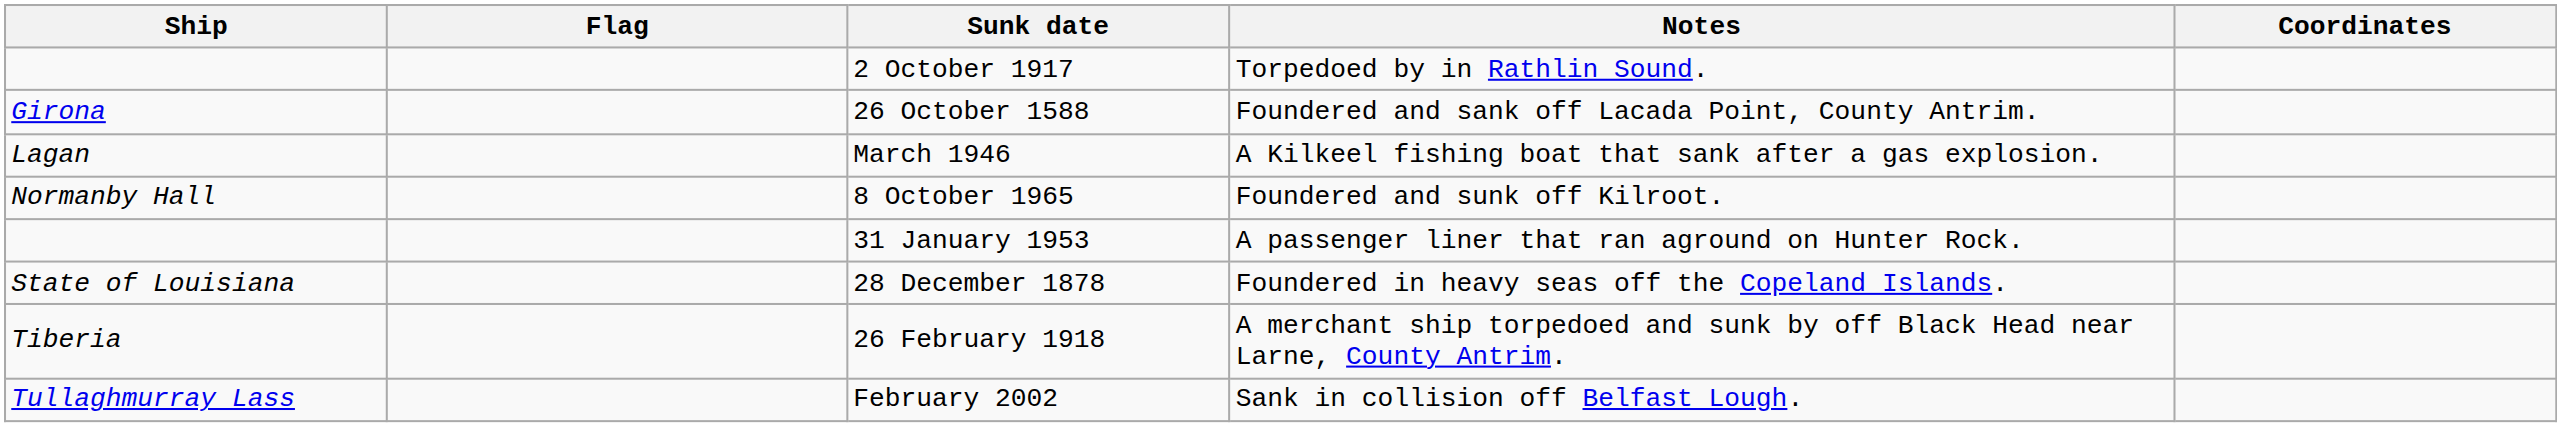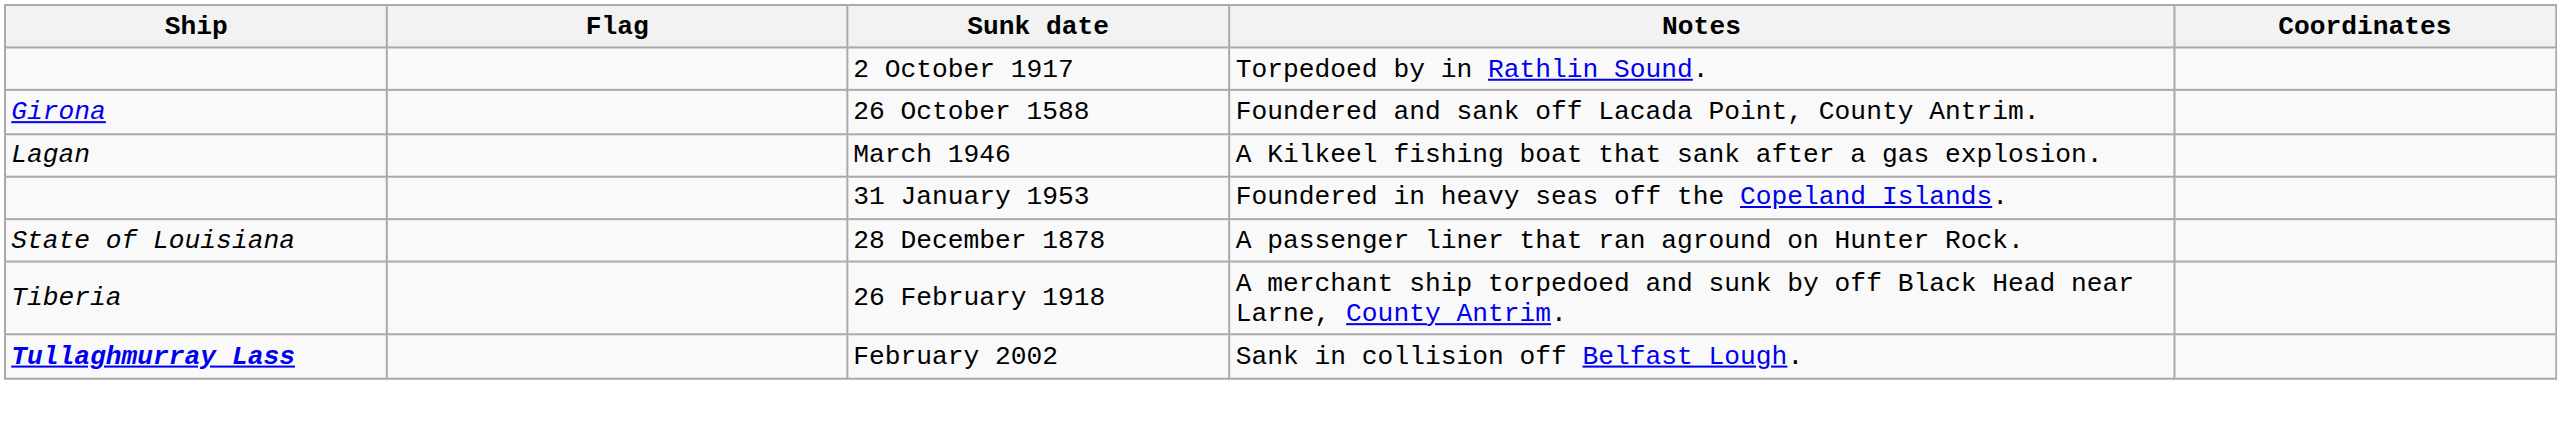- row: (963, 198)
(1630, 240) A passenger liner that ran aground on Hunter Rock. -> (1622, 198) Foundered in heavy seas off the Copeland Islands.
(1622, 283) Foundered in heavy seas off the Copeland Islands. -> (1630, 240) A passenger liner that ran aground on Hunter Rock.
(153, 399) normal -> (153, 356) bold
